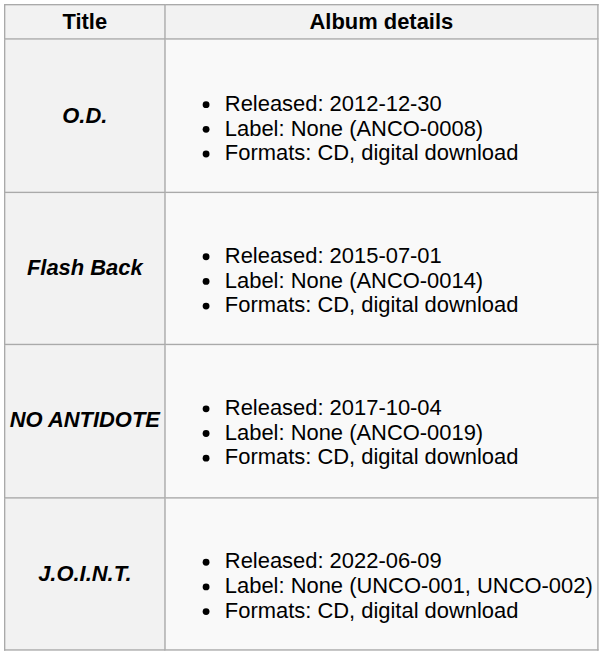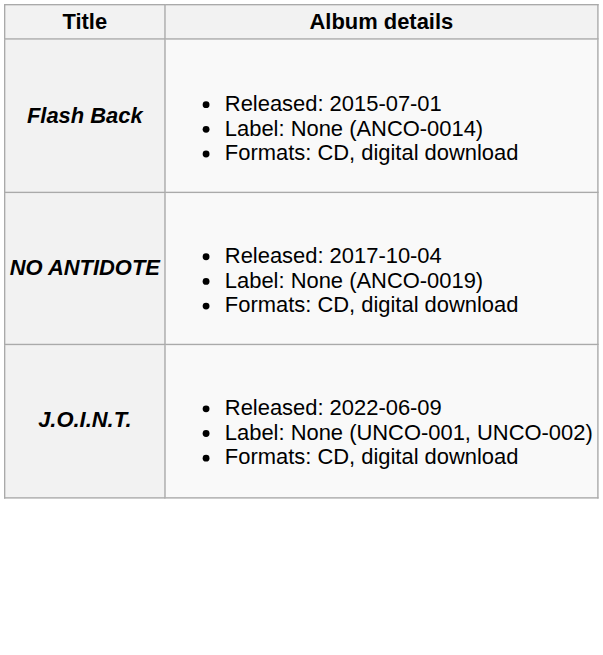- row: (85, 115)
